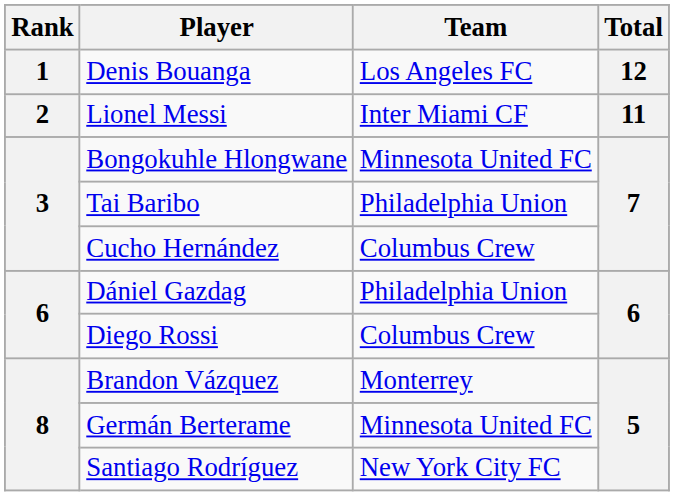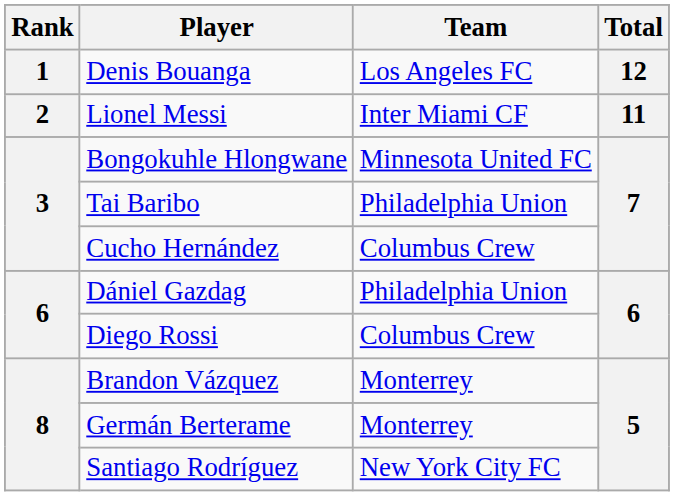(476, 424) Minnesota United FC -> (416, 424) Monterrey
